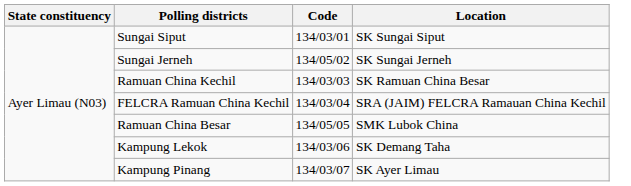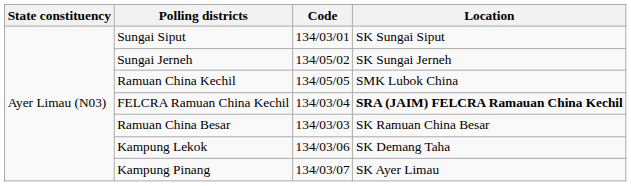(323, 81) 134/03/03 -> (323, 81) 134/05/05
(423, 81) SK Ramuan China Besar -> (407, 81) SMK Lubok China
(481, 103) normal -> (489, 103) bold
(323, 125) 134/05/05 -> (323, 125) 134/03/03
(407, 125) SMK Lubok China -> (423, 125) SK Ramuan China Besar
